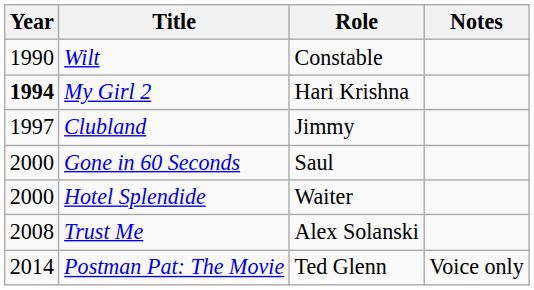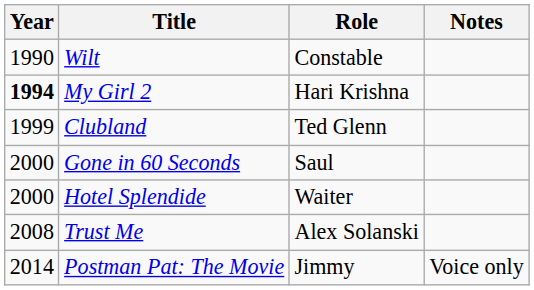(32, 127) 1997 -> (32, 127) 1999
(325, 127) Jimmy -> (341, 127) Ted Glenn
(341, 267) Ted Glenn -> (325, 267) Jimmy
